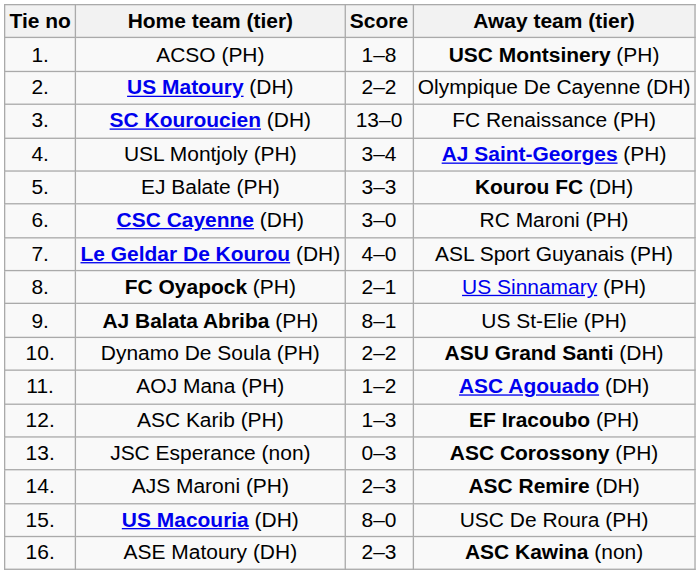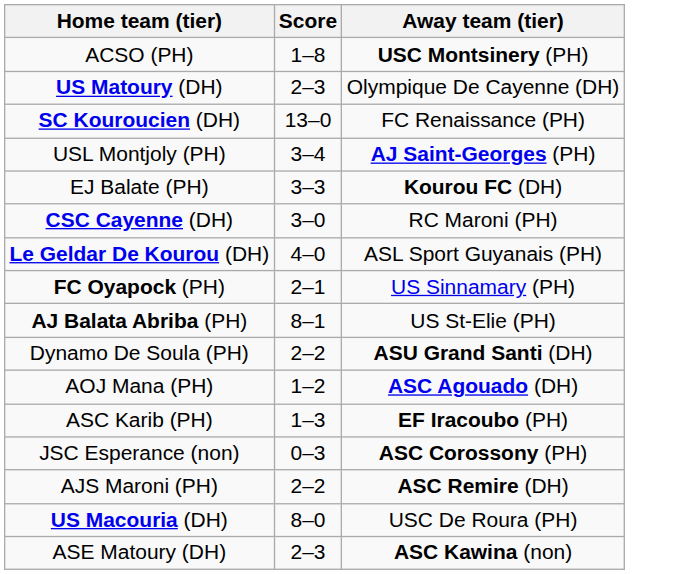- column: (40, 21)
(379, 87) 2–2 -> (308, 87) 2–3
(379, 486) 2–3 -> (308, 486) 2–2
